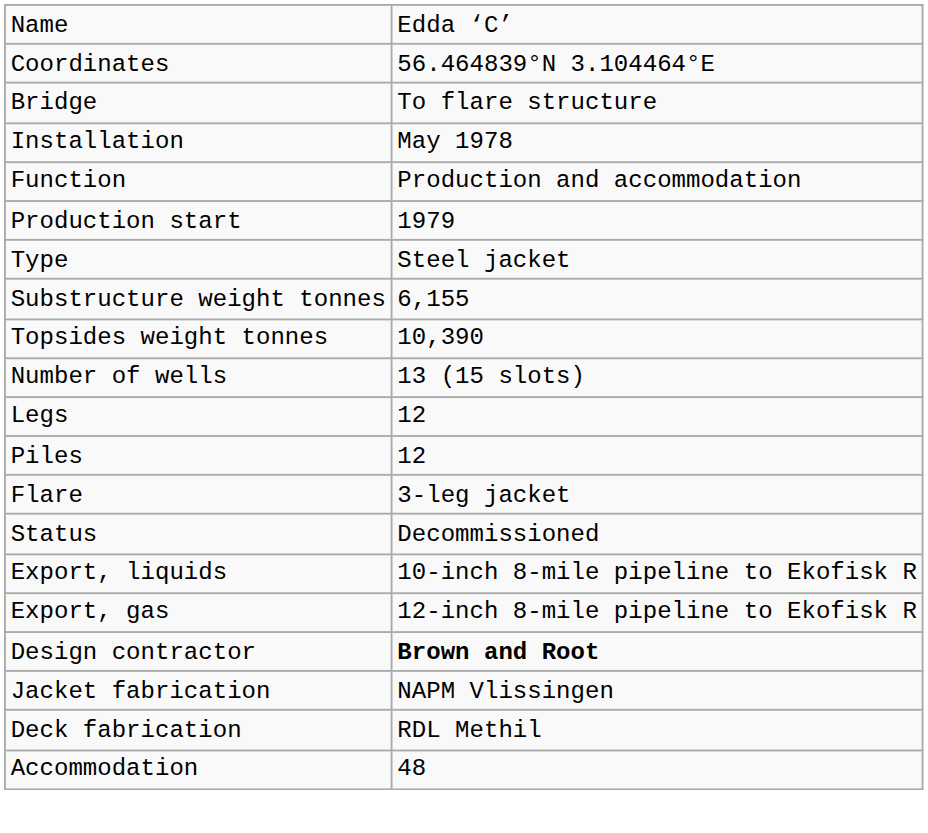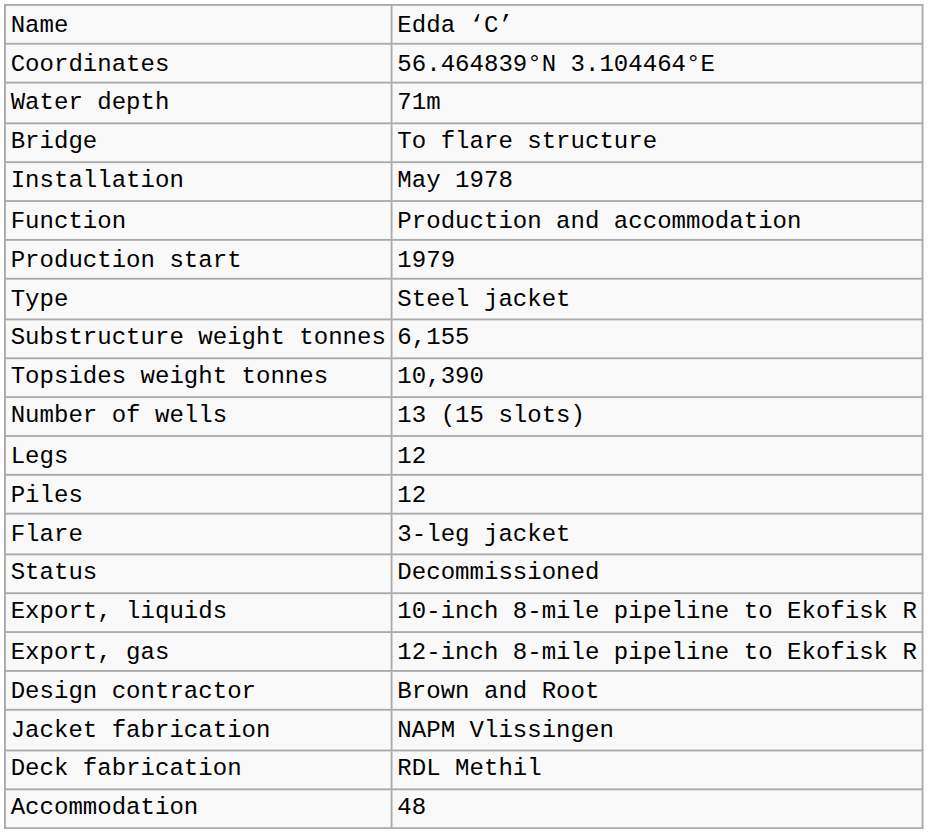+ row: (90, 103)
(498, 652) bold -> (498, 691) normal
